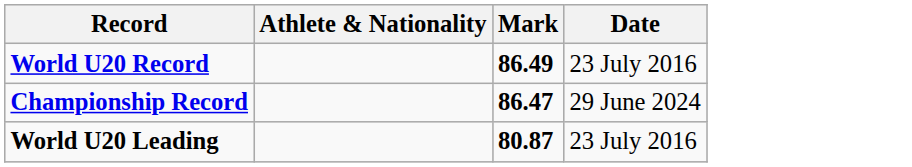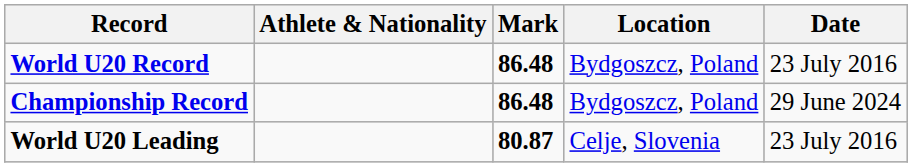+ column: (664, 24)
(526, 63) 86.49 -> (526, 63) 86.48
(526, 102) 86.47 -> (526, 102) 86.48
